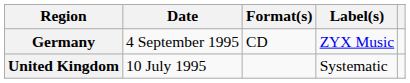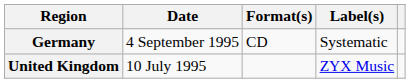(357, 41) ZYX Music -> (354, 41) Systematic
(354, 66) Systematic -> (357, 66) ZYX Music
